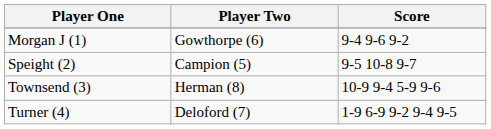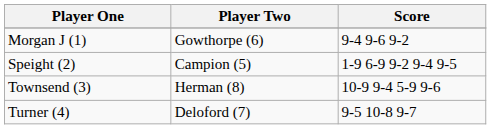(379, 64) 9-5 10-8 9-7 -> (399, 64) 1-9 6-9 9-2 9-4 9-5
(399, 111) 1-9 6-9 9-2 9-4 9-5 -> (379, 111) 9-5 10-8 9-7
